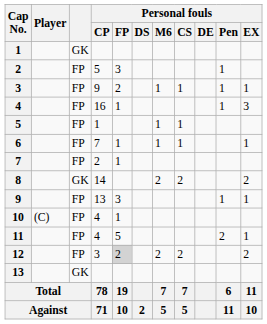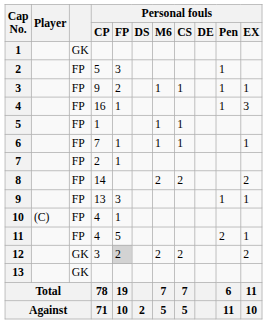(80, 180) GK -> (78, 180) FP
(78, 254) FP -> (80, 254) GK
